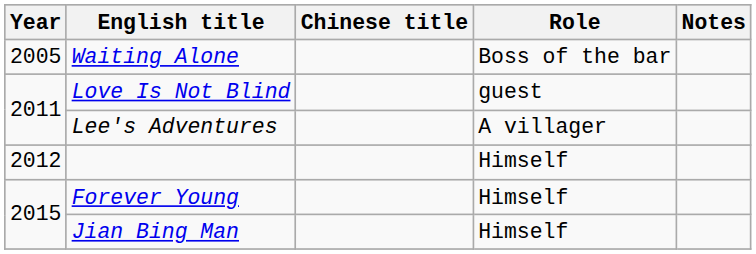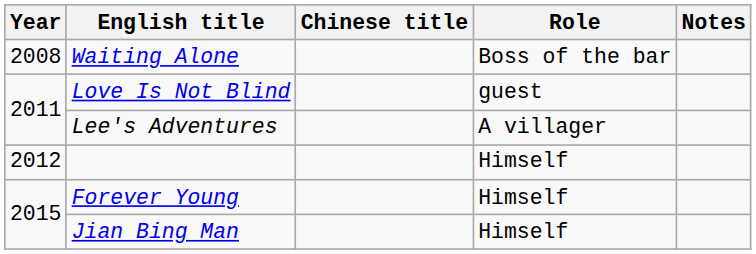(36, 57) 2005 -> (36, 57) 2008
